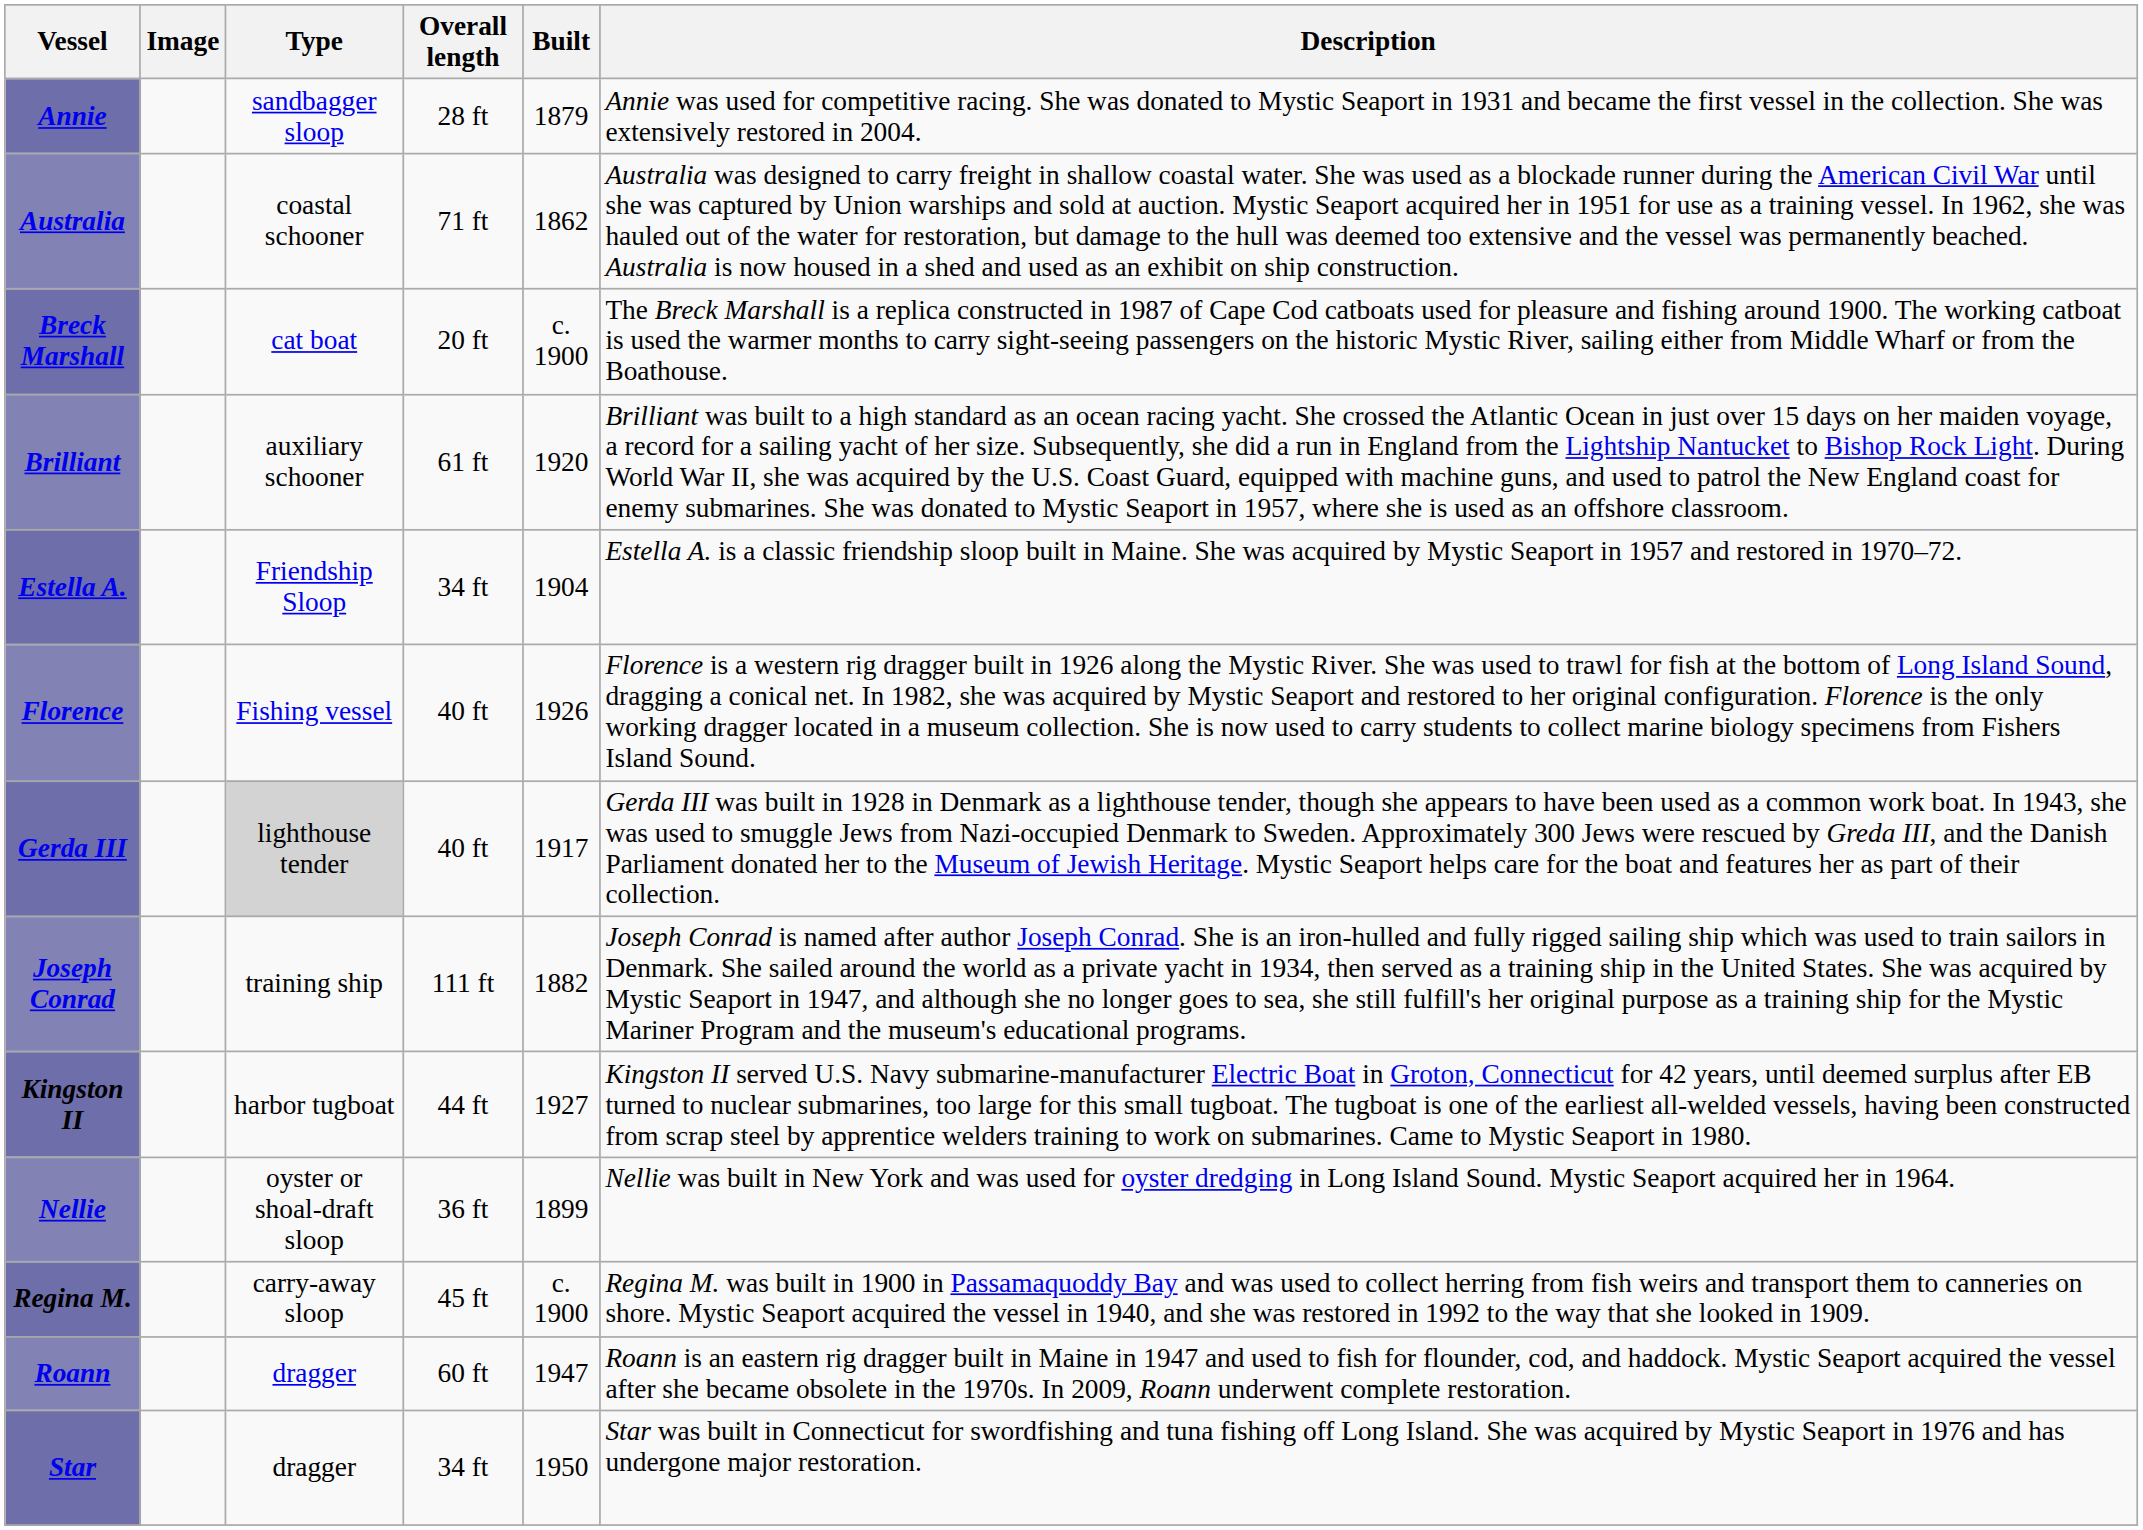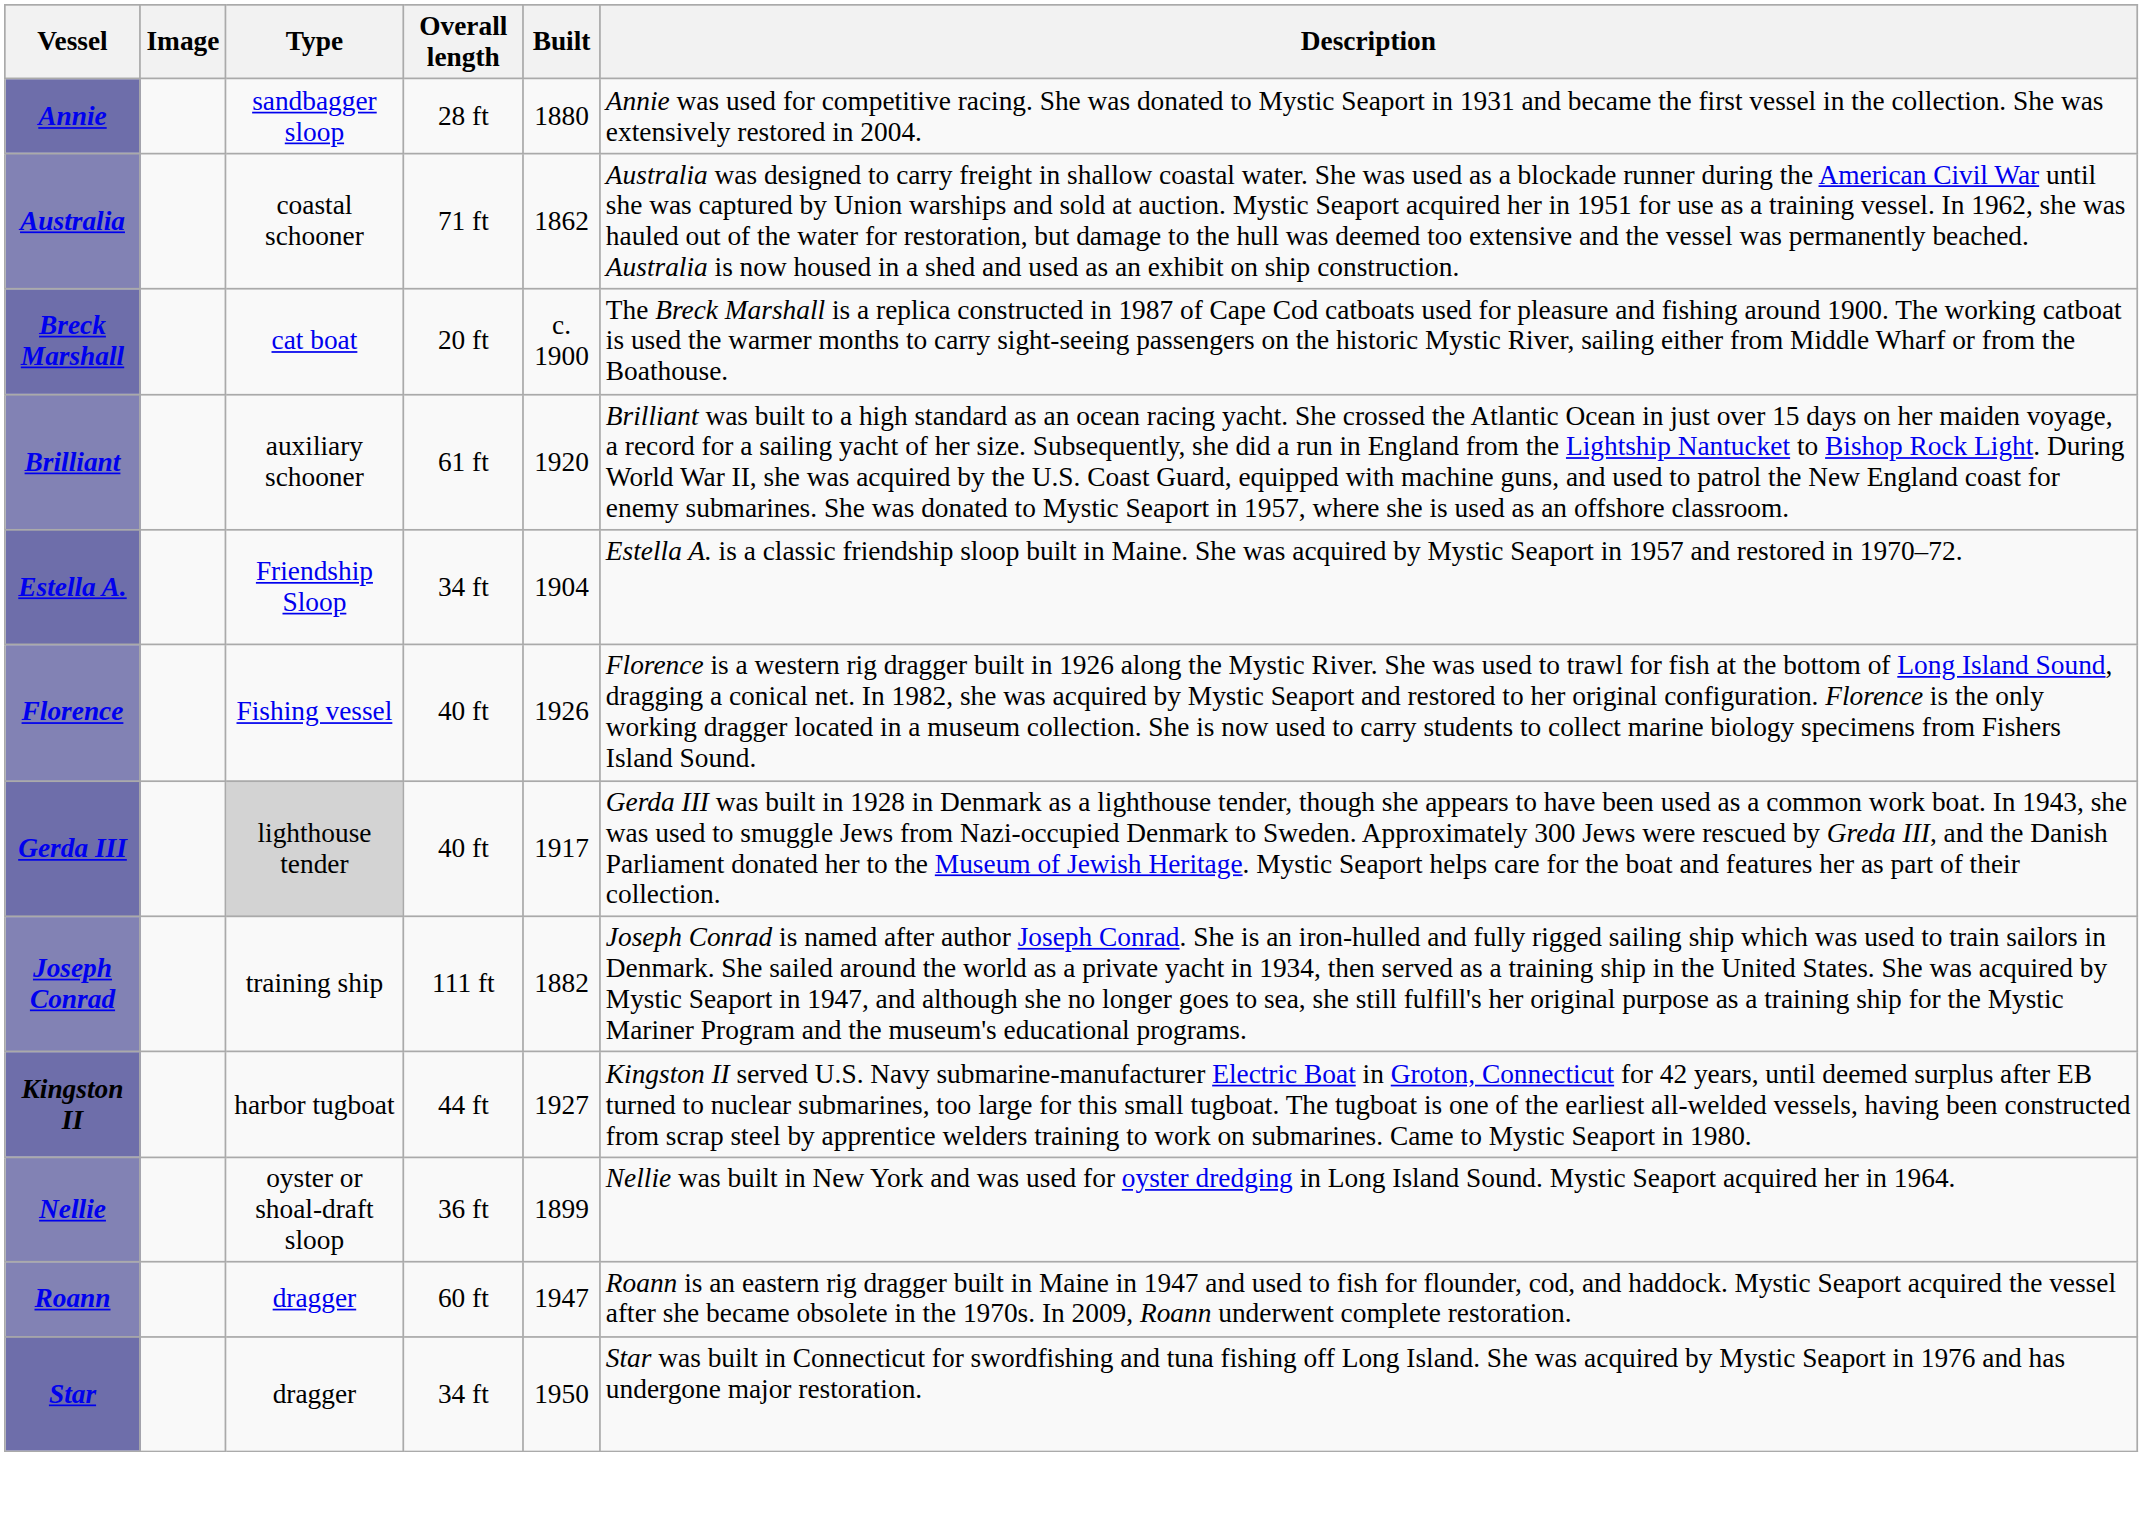(561, 115) 1879 -> (562, 115) 1880
- row: (72, 1298)
